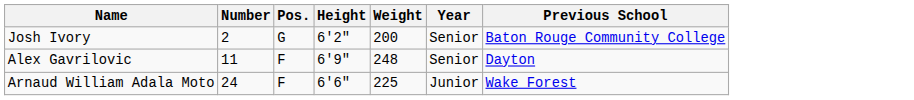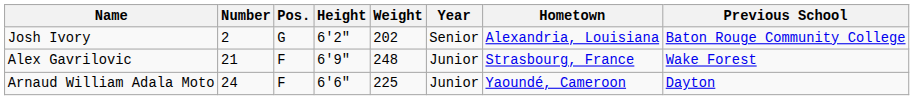+ column: (572, 16)
(386, 38) 200 -> (386, 38) 202
(229, 61) 11 -> (229, 61) 21
(454, 61) Senior -> (454, 61) Junior
(510, 61) Dayton -> (711, 61) Wake Forest
(531, 83) Wake Forest -> (691, 83) Dayton
